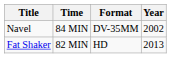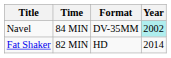(154, 28) no background -> (154, 28) paleturquoise background
(154, 45) 2013 -> (154, 45) 2014
